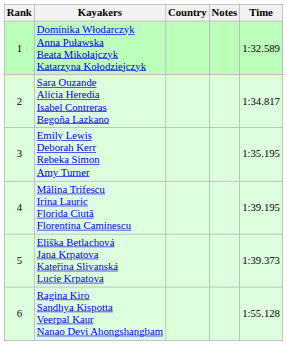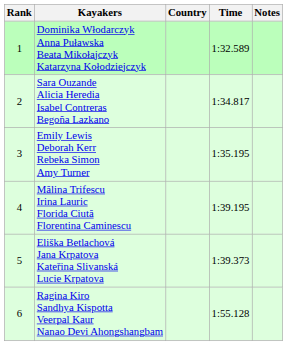columns swapped: (261, 13) <-> (224, 13)
